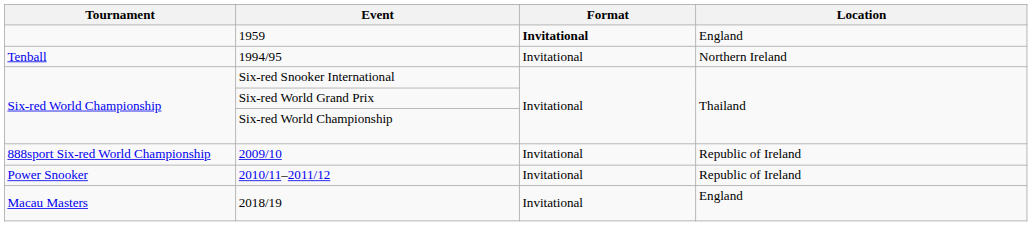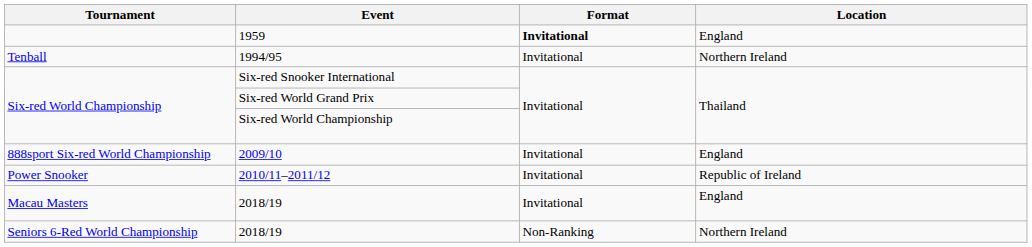(750, 154) Republic of Ireland -> (721, 154) England
+ row: (102, 231)
